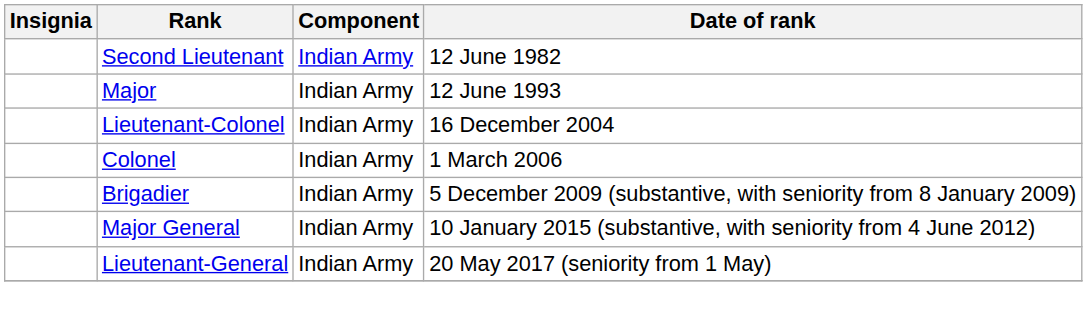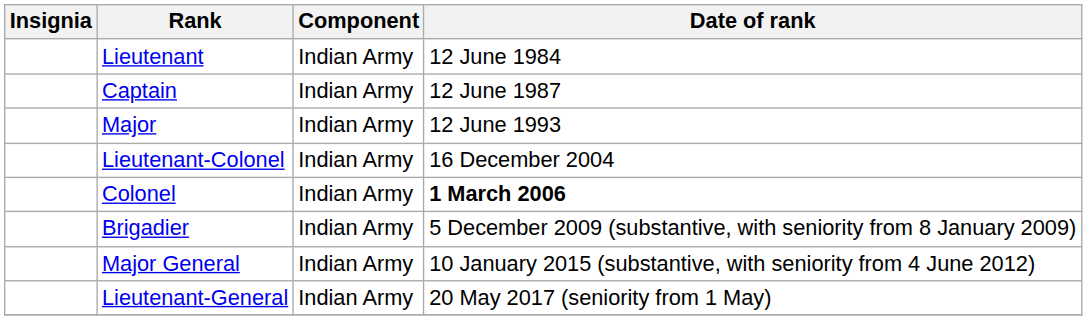- row: (193, 56)
+ row: (153, 56)
+ row: (139, 90)
(496, 159) normal -> (498, 194) bold
